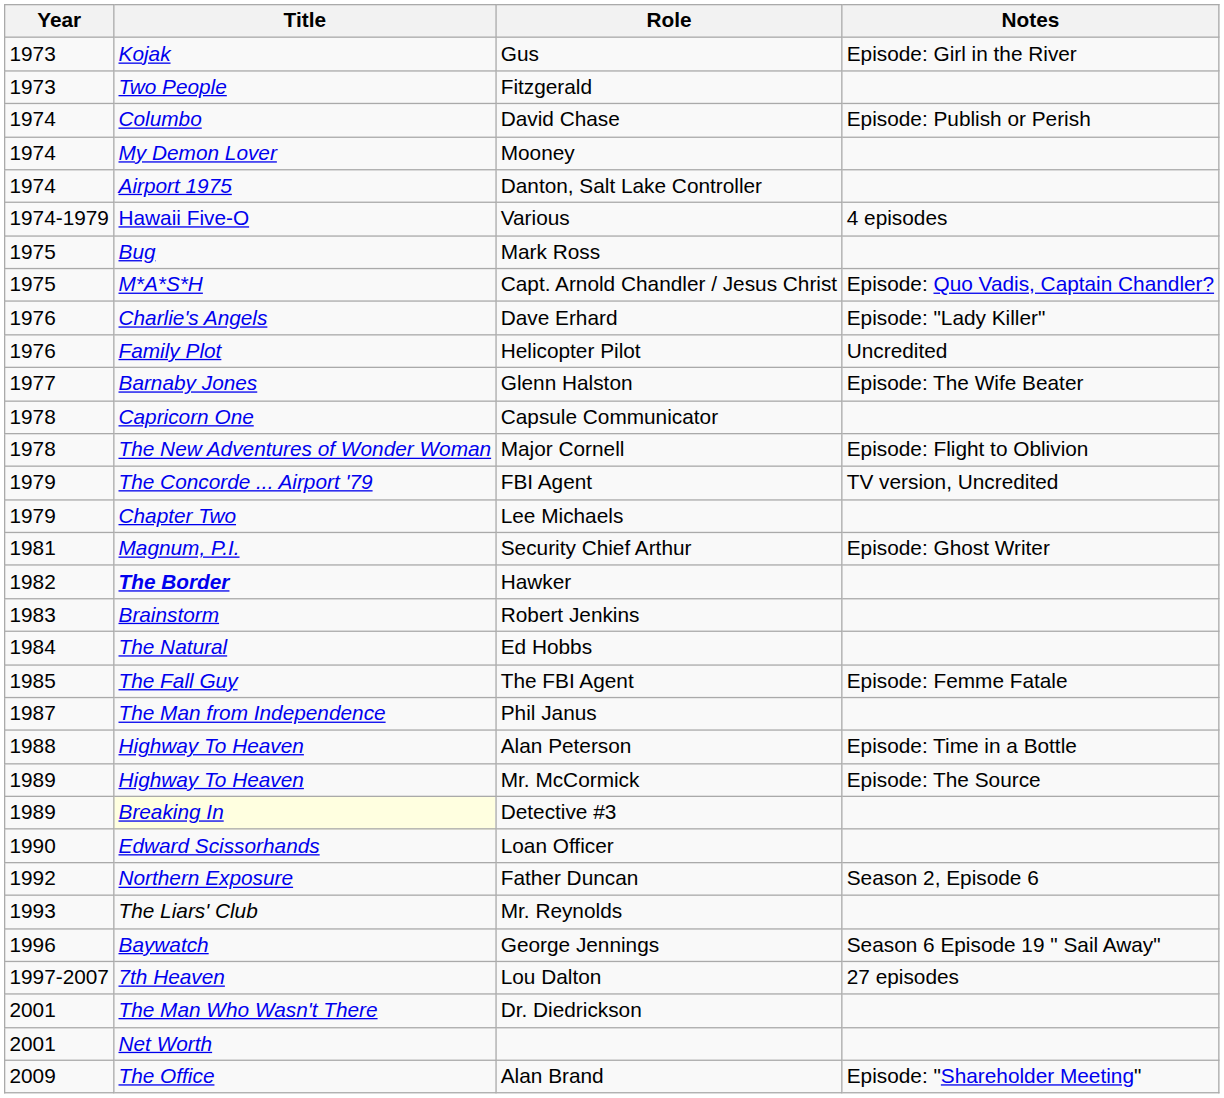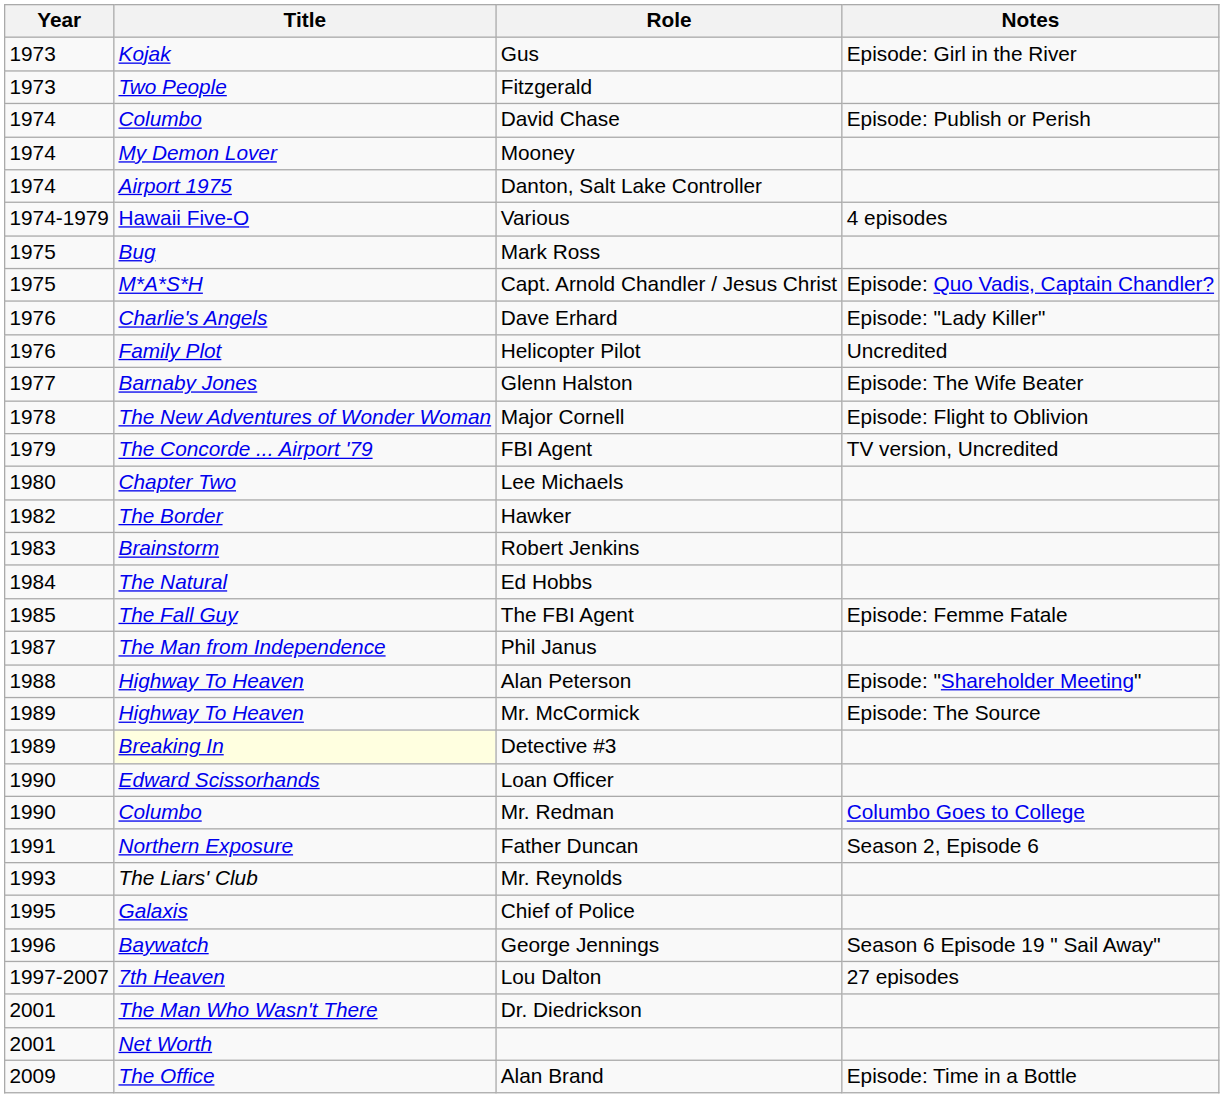- row: (609, 416)
(33, 515) 1979 -> (33, 482) 1980
- row: (596, 548)
(174, 581) bold -> (171, 515) normal
(962, 746) Episode: Time in a Bottle -> (994, 680) Episode: "Shareholder Meeting"
+ row: (557, 812)
(33, 878) 1992 -> (33, 845) 1991
+ row: (568, 911)
(994, 1076) Episode: "Shareholder Meeting" -> (962, 1076) Episode: Time in a Bottle
